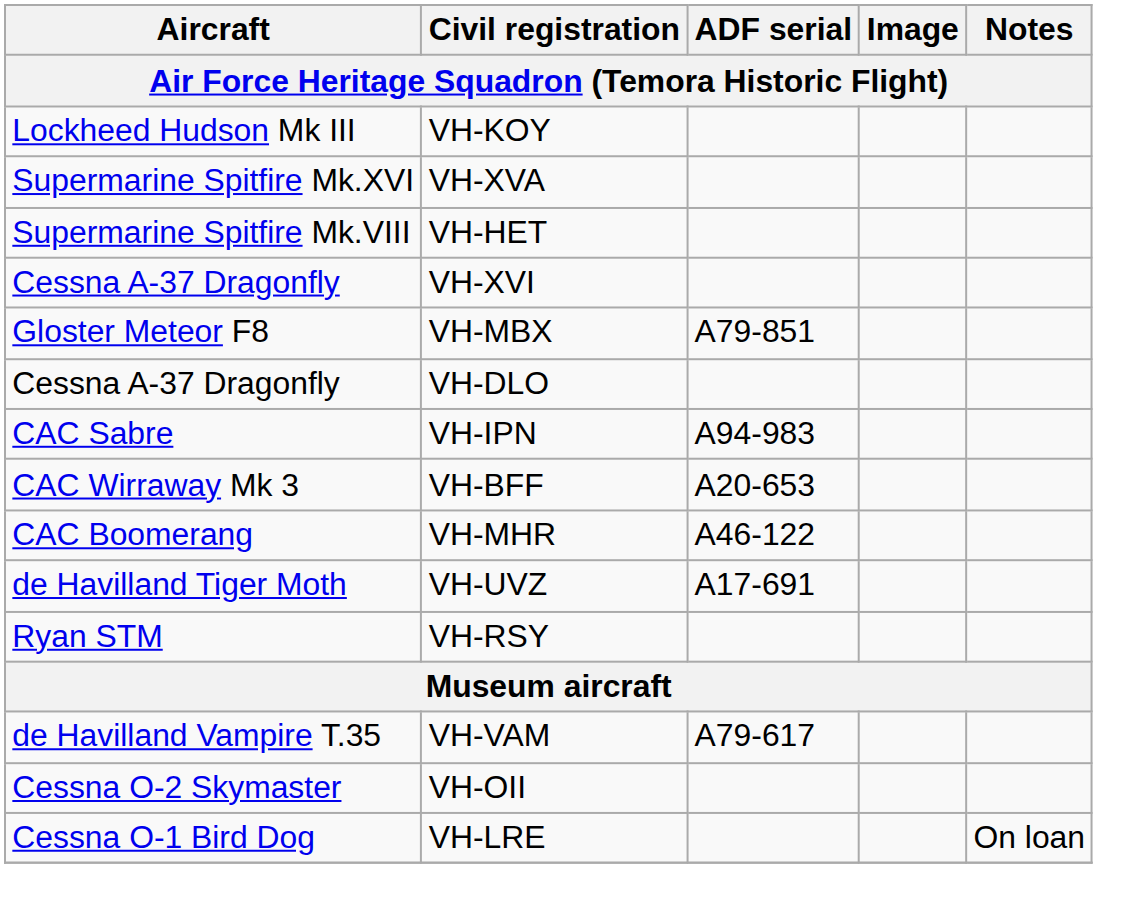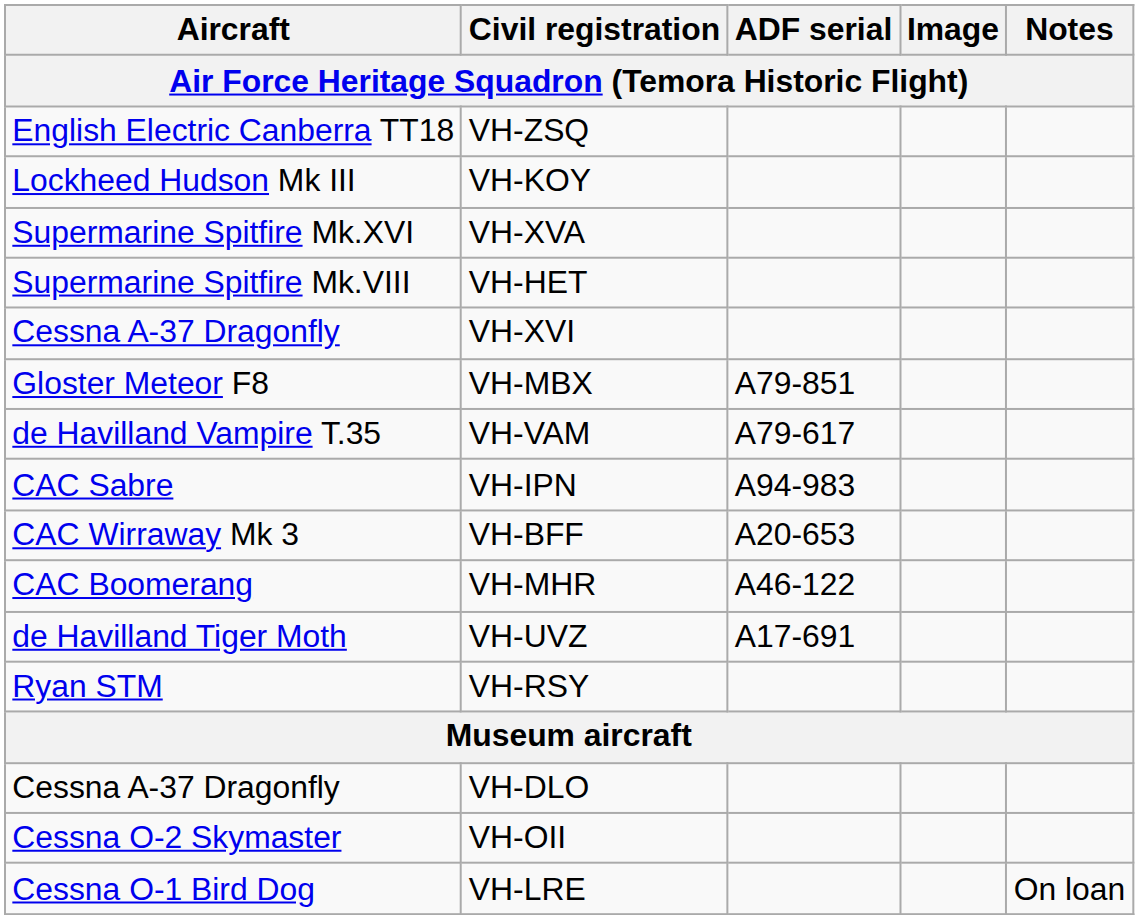+ row: (529, 130)
rows swapped: (489, 736) <-> (489, 383)
